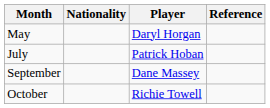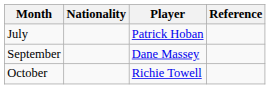- row: (19, 34)
